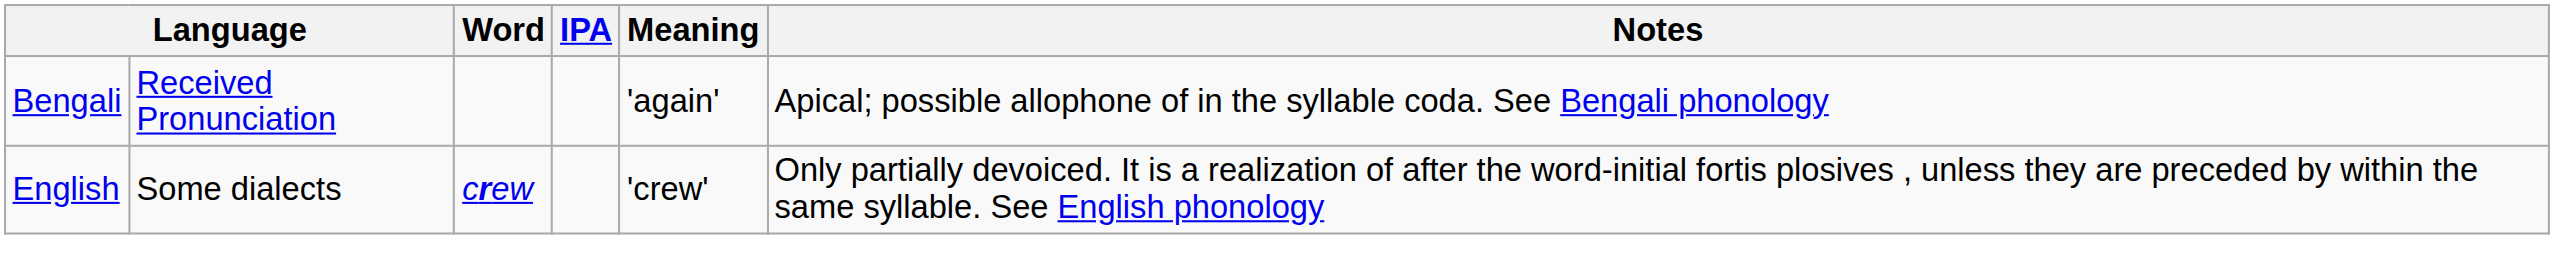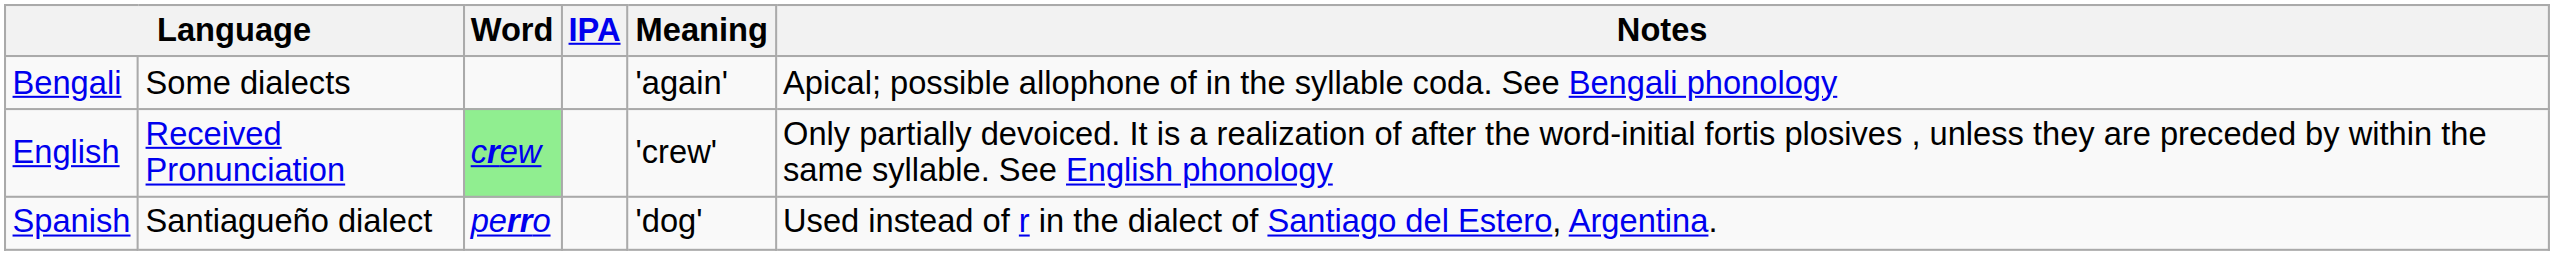(236, 100) Received Pronunciation -> (248, 82) Some dialects
(239, 188) Some dialects -> (245, 152) Received Pronunciation
(498, 188) no background -> (506, 152) lightgreen background
+ row: (72, 222)
